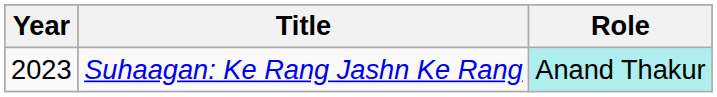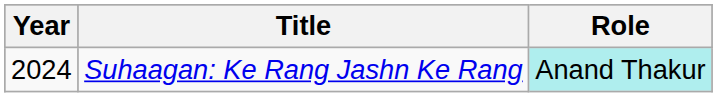(41, 69) 2023 -> (41, 69) 2024
